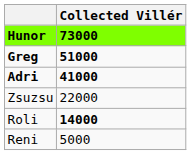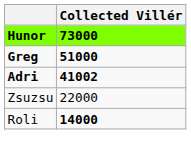(79, 77) 41000 -> (79, 77) 41002
- row: (23, 139)
